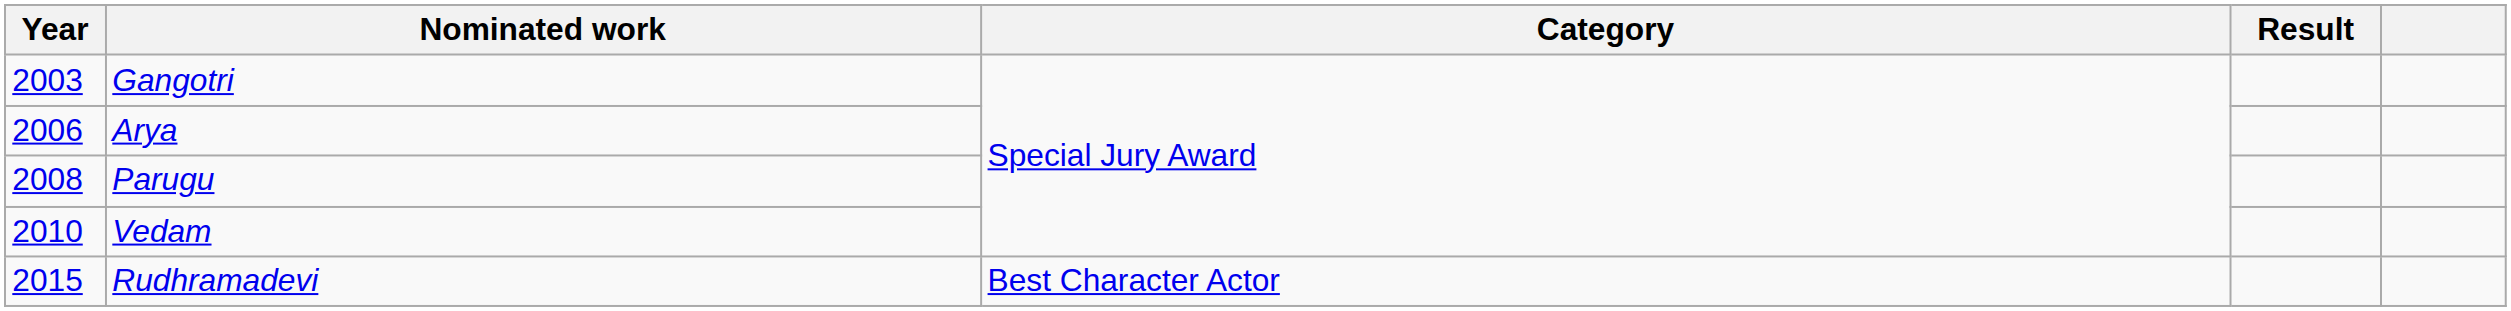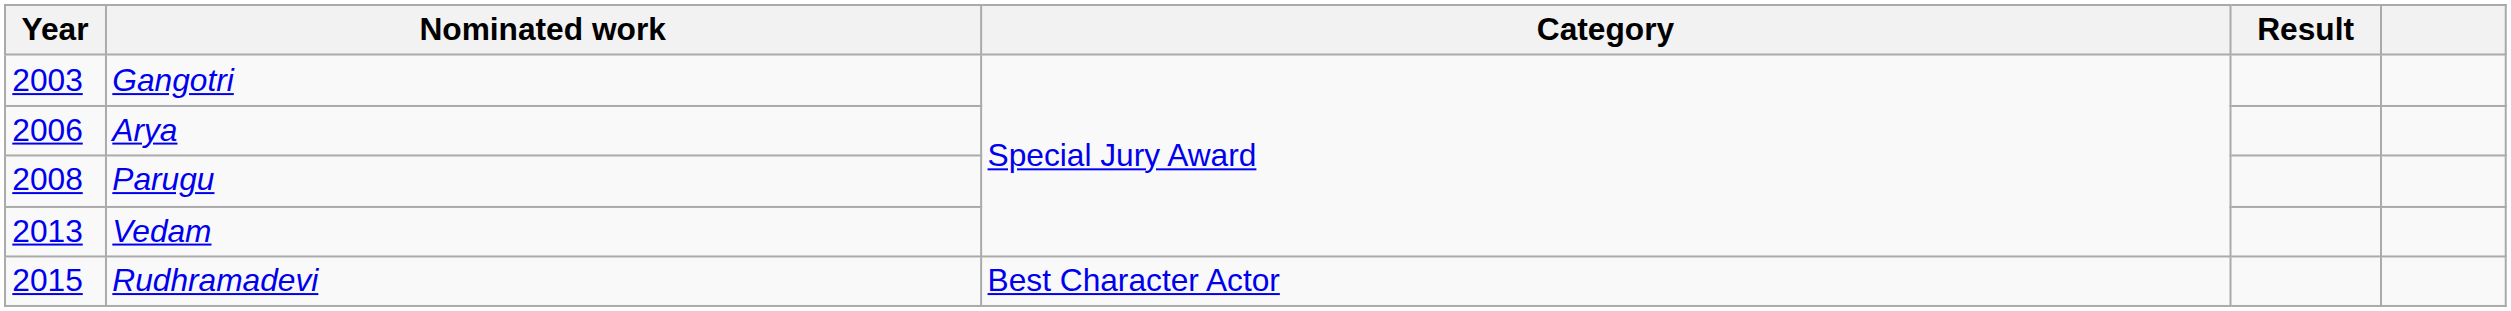(48, 230) 2010 -> (48, 230) 2013
